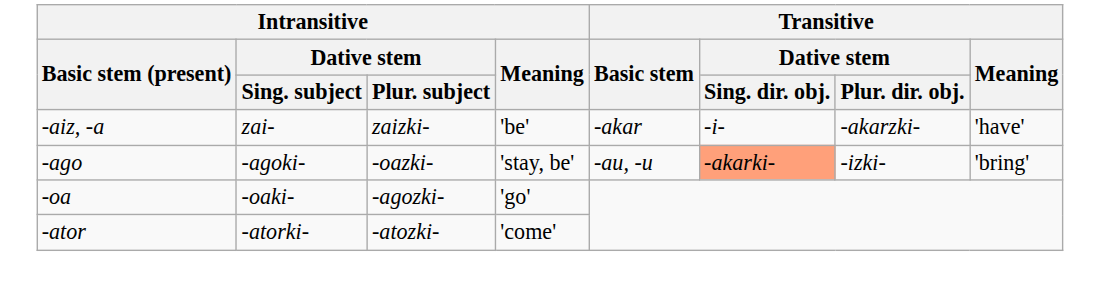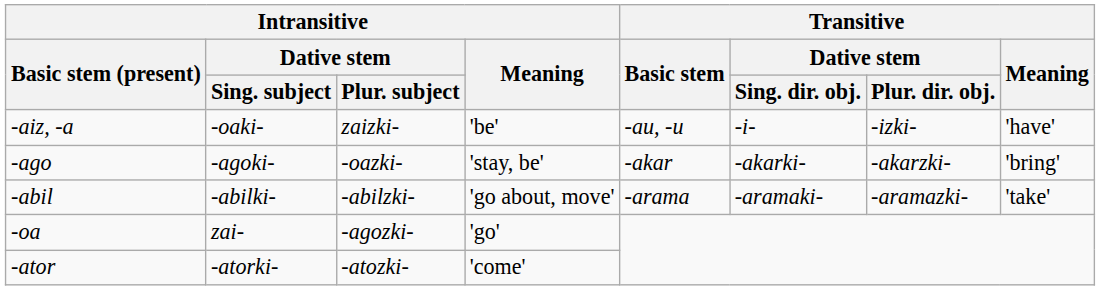(258, 127) zai- -> (237, 127) -oaki-
(618, 127) -akar -> (654, 127) -au, -u
(880, 127) -akarzki- -> (894, 127) -izki-
(623, 162) -au, -u -> (649, 162) -akar
(740, 162) lightsalmon background -> (770, 162) no background
(863, 162) -izki- -> (911, 162) -akarzki-
+ row: (32, 197)
(268, 197) -oaki- -> (227, 232) zai-
